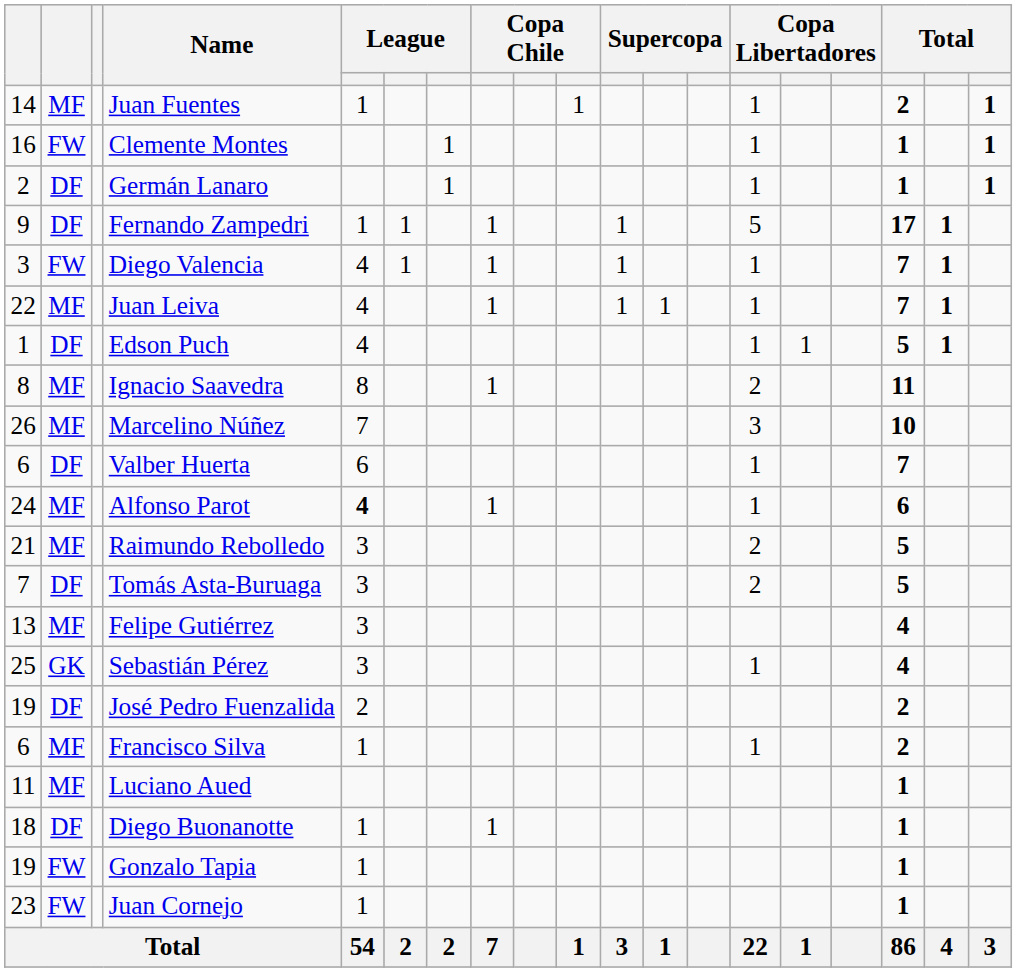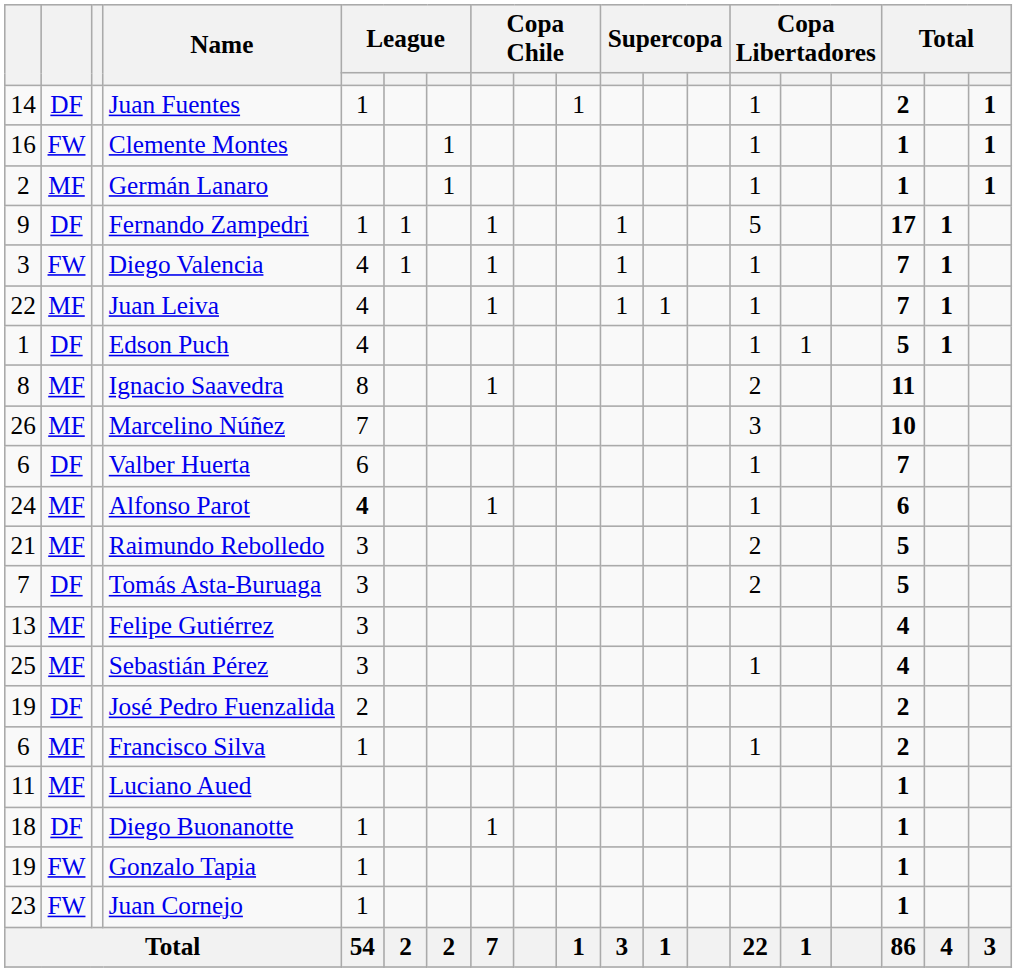(67, 104) MF -> (66, 104) DF
(66, 184) DF -> (67, 184) MF
(66, 666) GK -> (67, 666) MF
